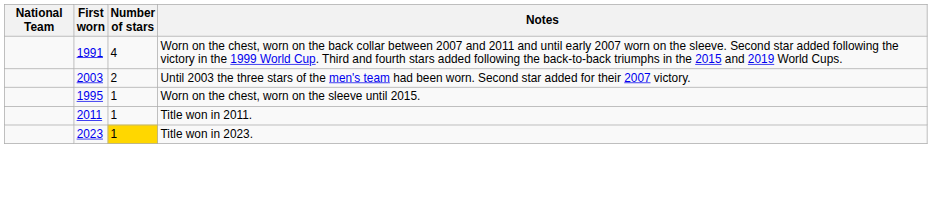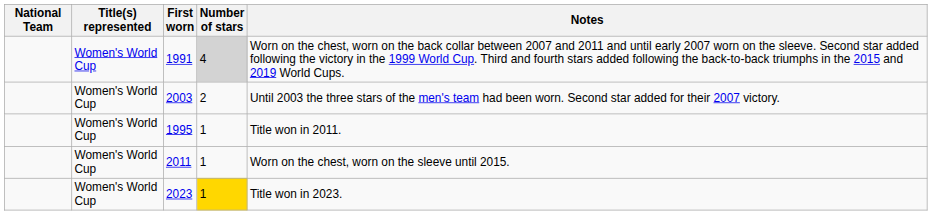+ column: (117, 20)
(114, 52) no background -> (203, 59) lightgrey background
(290, 96) Worn on the chest, worn on the sleeve until 2015. -> (296, 130) Title won in 2011.
(206, 115) Title won in 2011. -> (380, 162) Worn on the chest, worn on the sleeve until 2015.
